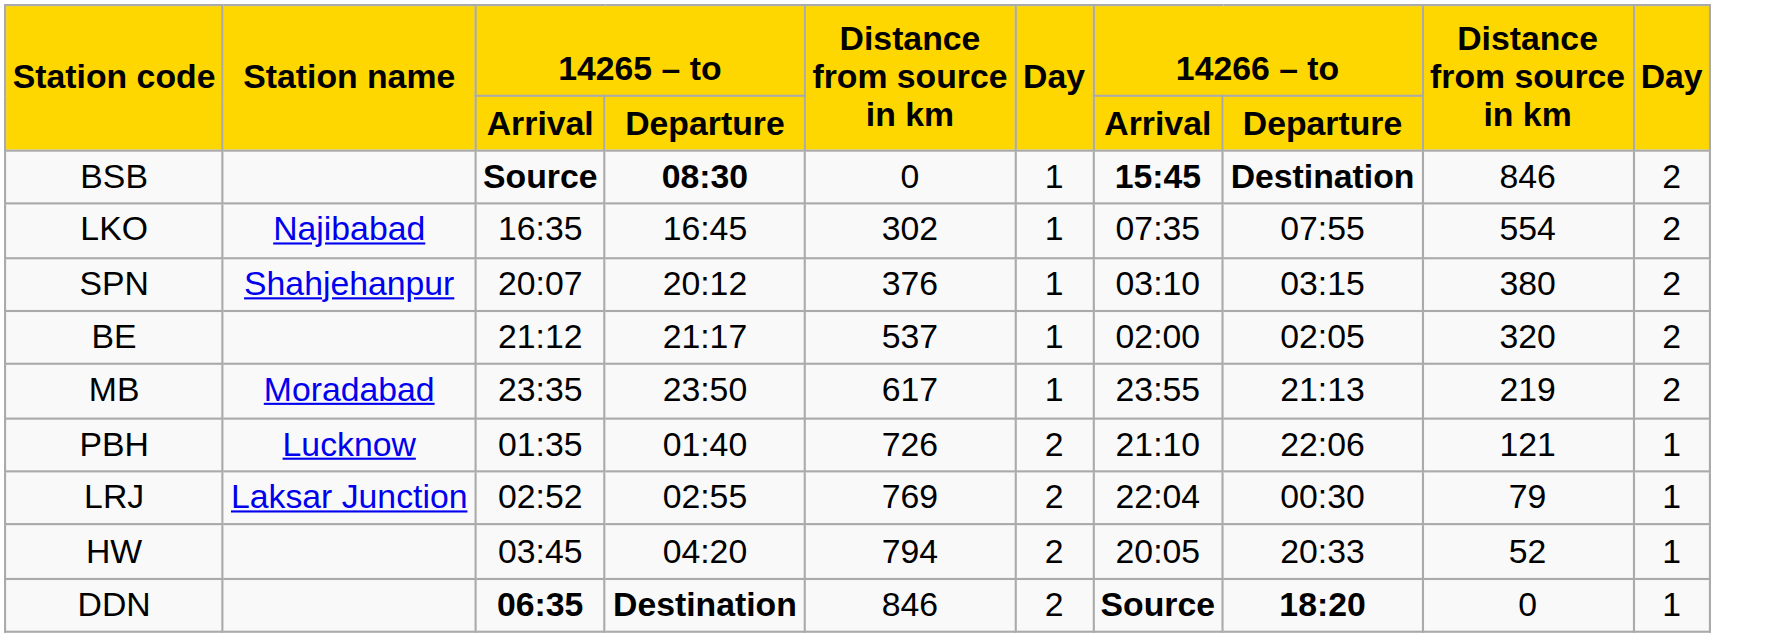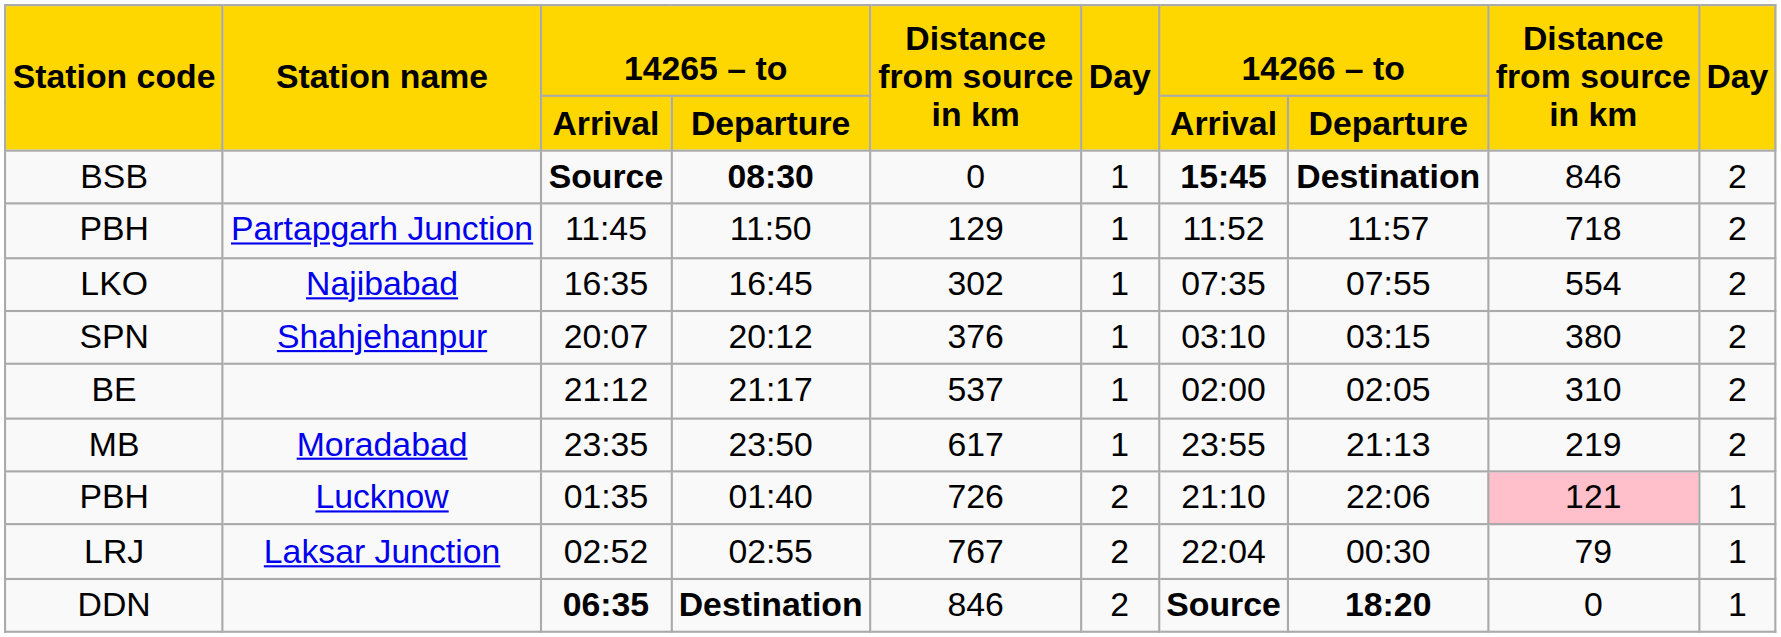+ row: (114, 229)
(1528, 336) 320 -> (1593, 390) 310
(1528, 444) no background -> (1593, 497) pink background
(910, 497) 769 -> (976, 551) 767
- row: (114, 551)
